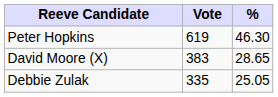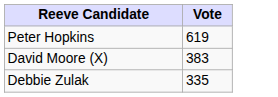- column: (253, 15)
